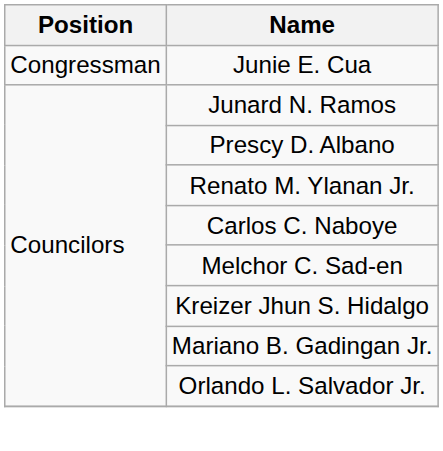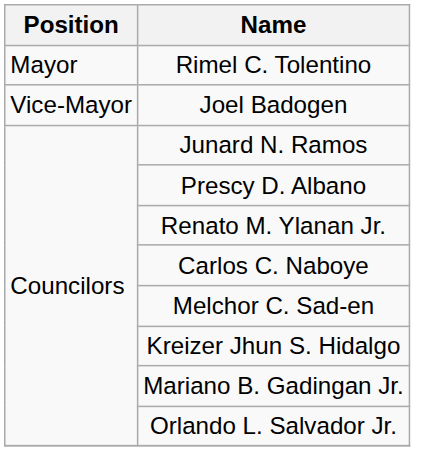- row: (302, 65)
+ row: (273, 65)
+ row: (273, 105)
